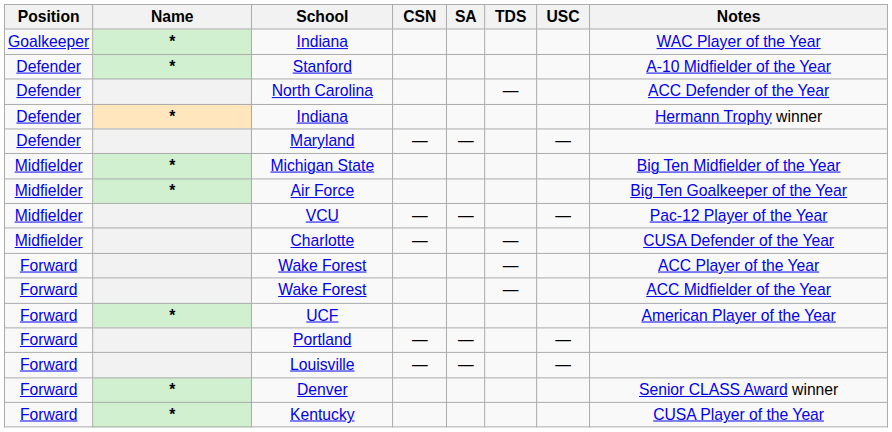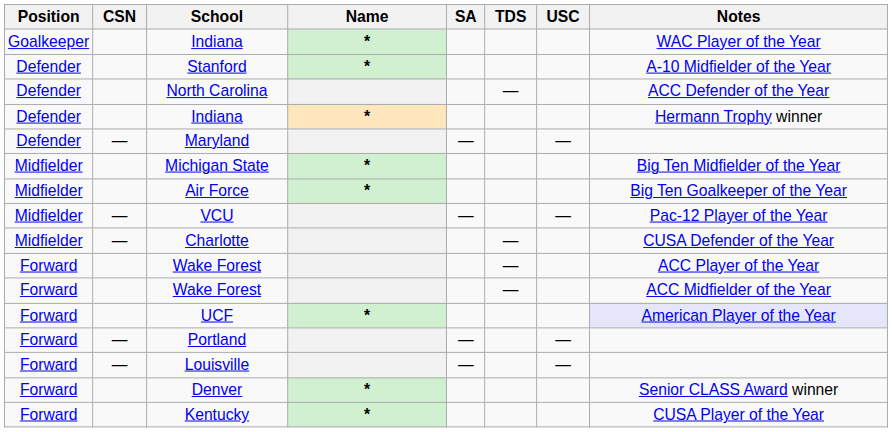columns swapped: (172, 16) <-> (420, 16)
(739, 315) no background -> (739, 315) lavender background
